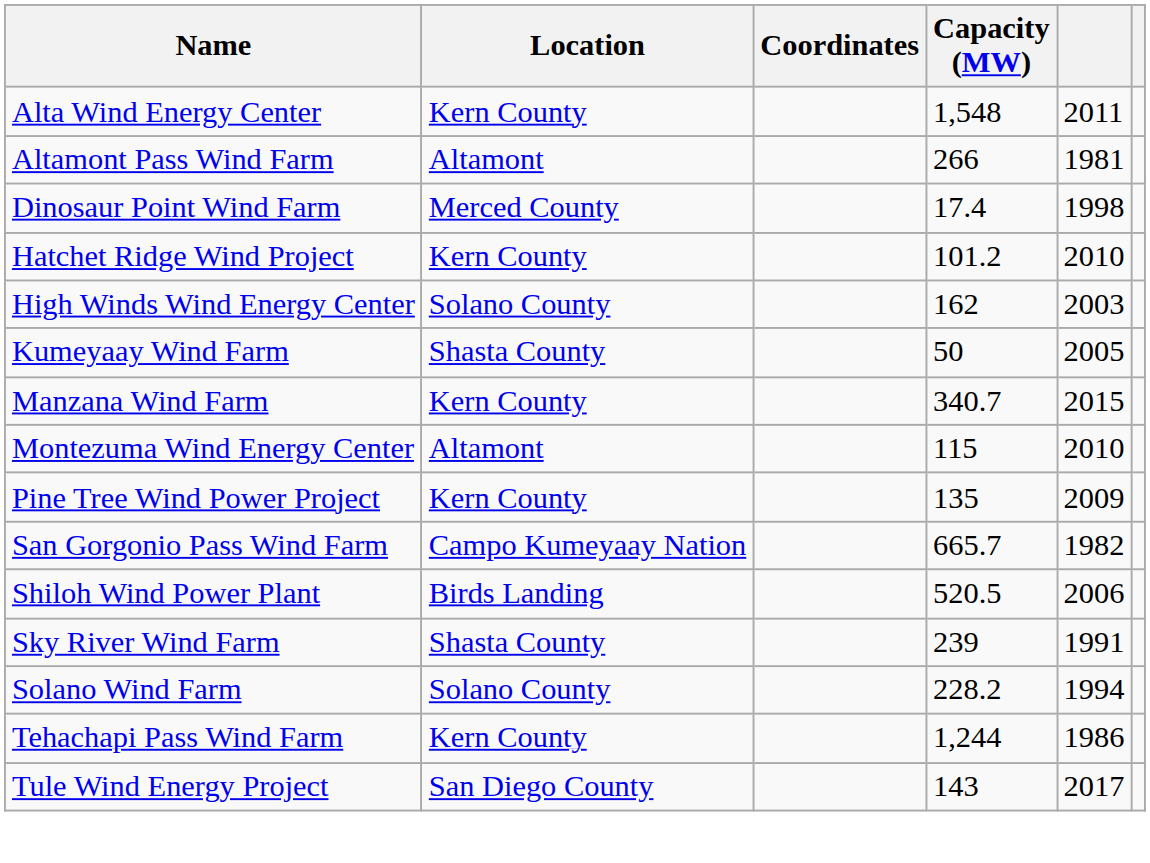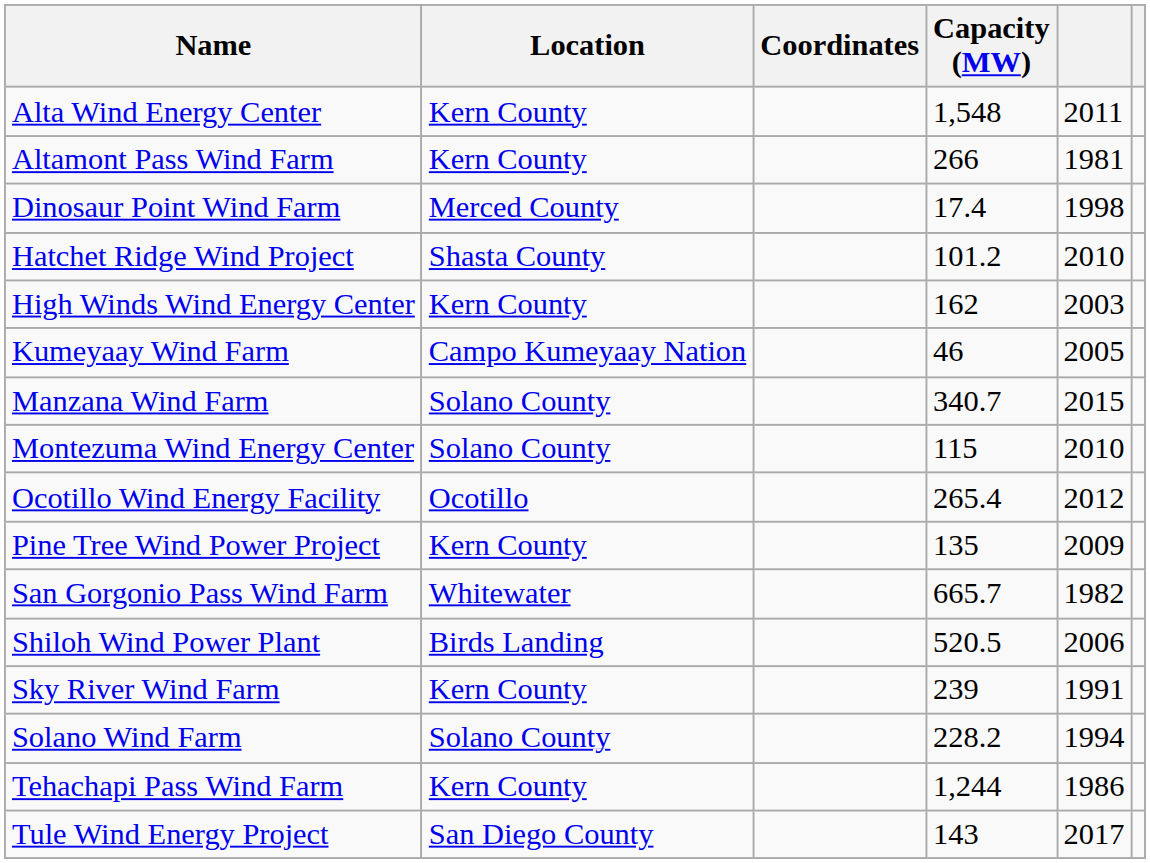(486, 159) Altamont -> (508, 159) Kern County
(508, 255) Kern County -> (517, 255) Shasta County
(520, 303) Solano County -> (508, 303) Kern County
(517, 352) Shasta County -> (588, 352) Campo Kumeyaay Nation
(948, 352) 50 -> (948, 352) 46
(508, 400) Kern County -> (520, 400) Solano County
(486, 448) Altamont -> (520, 448) Solano County
+ row: (196, 496)
(588, 544) Campo Kumeyaay Nation -> (500, 593) Whitewater
(517, 641) Shasta County -> (508, 689) Kern County
